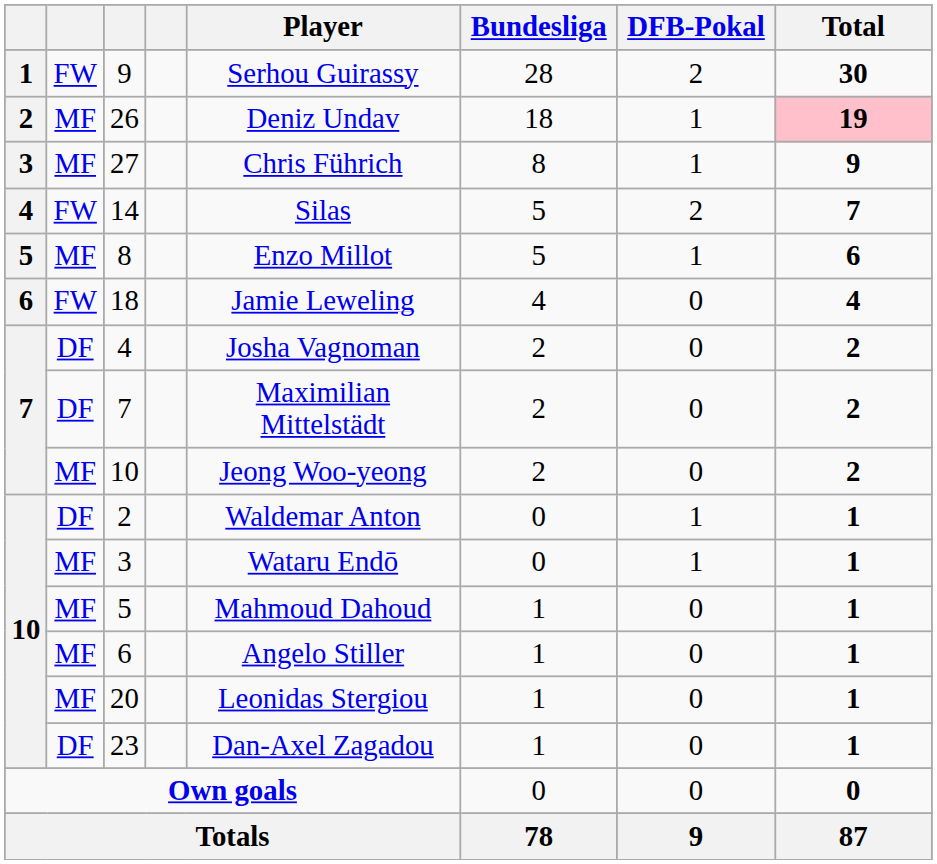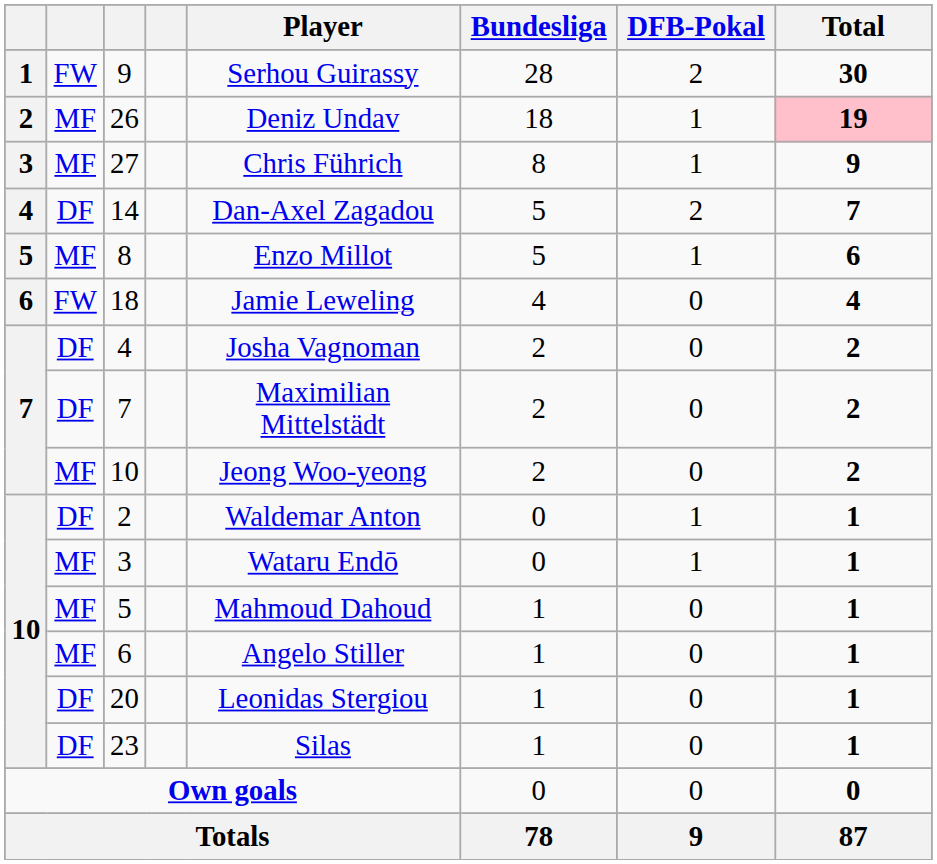(75, 210) FW -> (75, 210) DF
(323, 210) Silas -> (323, 210) Dan-Axel Zagadou
(75, 699) MF -> (75, 699) DF
(323, 744) Dan-Axel Zagadou -> (323, 744) Silas
